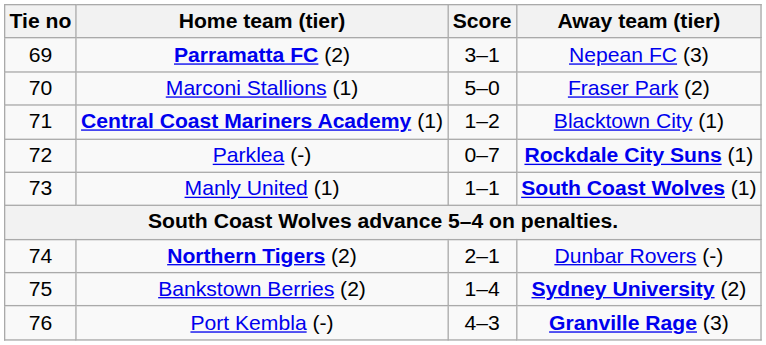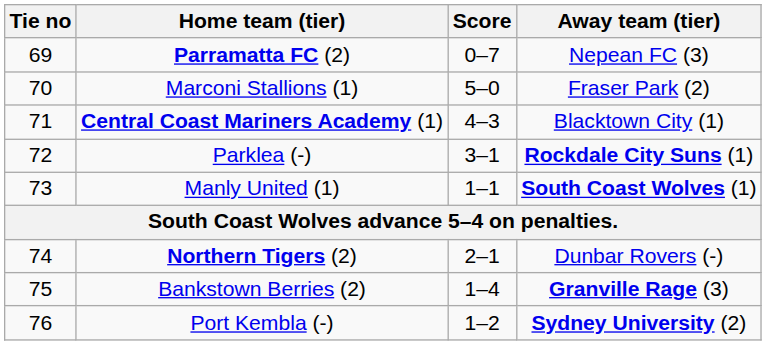(482, 54) 3–1 -> (482, 54) 0–7
(482, 121) 1–2 -> (482, 121) 4–3
(482, 155) 0–7 -> (482, 155) 3–1
(639, 289) Sydney University (2) -> (639, 289) Granville Rage (3)
(482, 322) 4–3 -> (482, 322) 1–2
(639, 322) Granville Rage (3) -> (639, 322) Sydney University (2)
